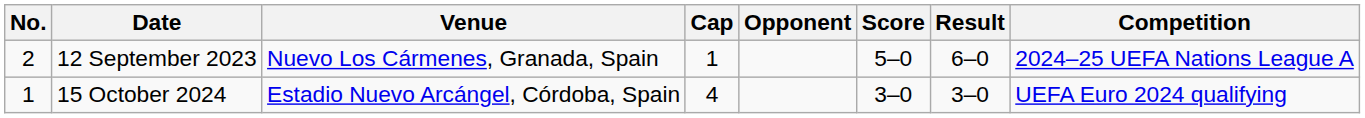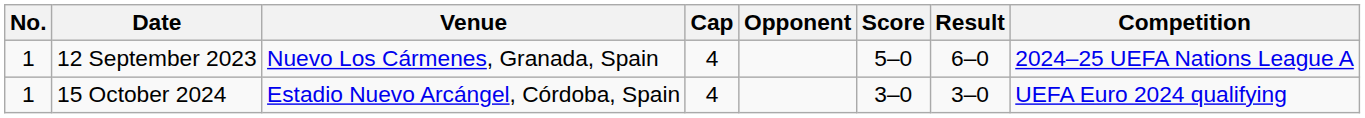(28, 58) 2 -> (28, 58) 1
(712, 58) 1 -> (712, 58) 4
